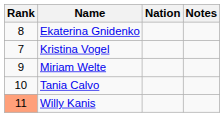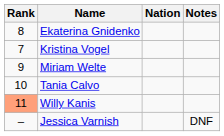+ row: (79, 121)
